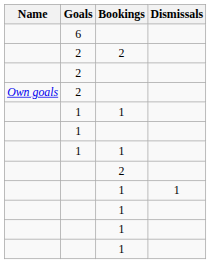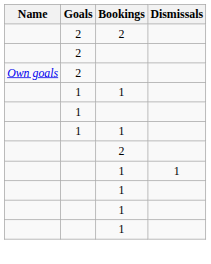- row: (78, 34)
